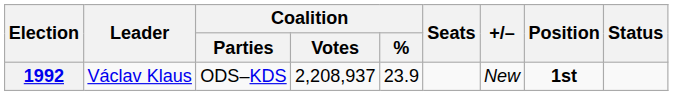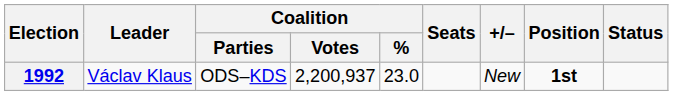(335, 76) 2,208,937 -> (335, 76) 2,200,937
(401, 76) 23.9 -> (401, 76) 23.0
